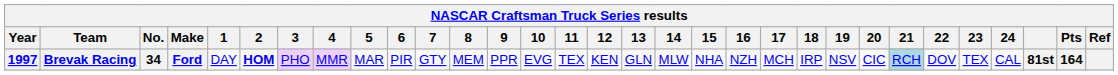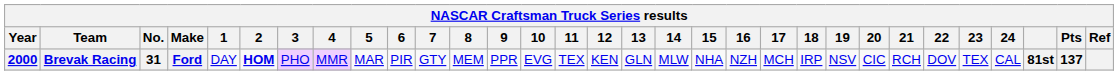(23, 59) 1997 -> (23, 59) 2000
(154, 59) 34 -> (154, 59) 31
(906, 59) lightblue background -> (906, 59) no background
(1071, 59) 164 -> (1071, 59) 137
